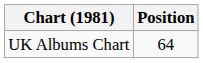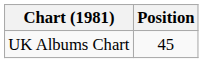(166, 44) 64 -> (166, 44) 45
